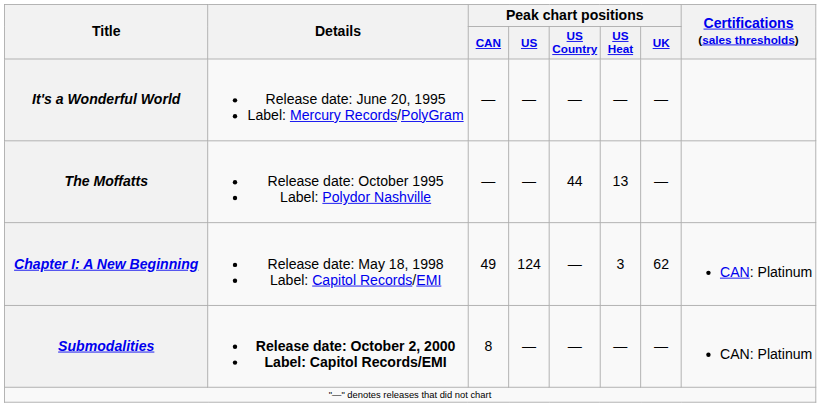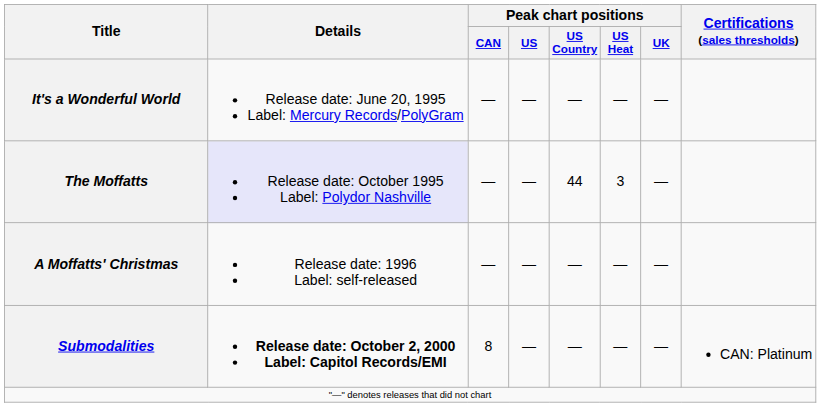(338, 190) no background -> (338, 190) lavender background
(620, 182) 13 -> (620, 182) 3
+ row: (106, 264)
- row: (106, 264)
